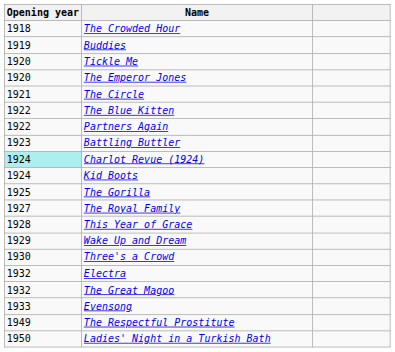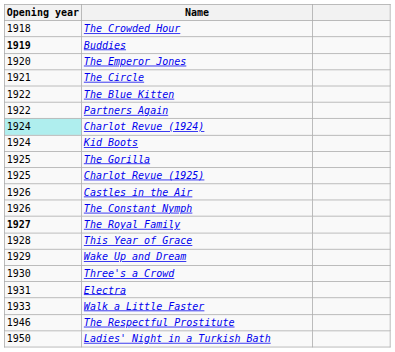(19, 45) normal -> (19, 45) bold
- row: (111, 61)
- row: (132, 143)
+ row: (144, 176)
+ row: (138, 192)
+ row: (138, 208)
(19, 208) normal -> (19, 225) bold
(19, 274) 1932 -> (19, 290) 1931
- row: (129, 290)
- row: (108, 306)
+ row: (144, 306)
(19, 323) 1949 -> (19, 323) 1946
